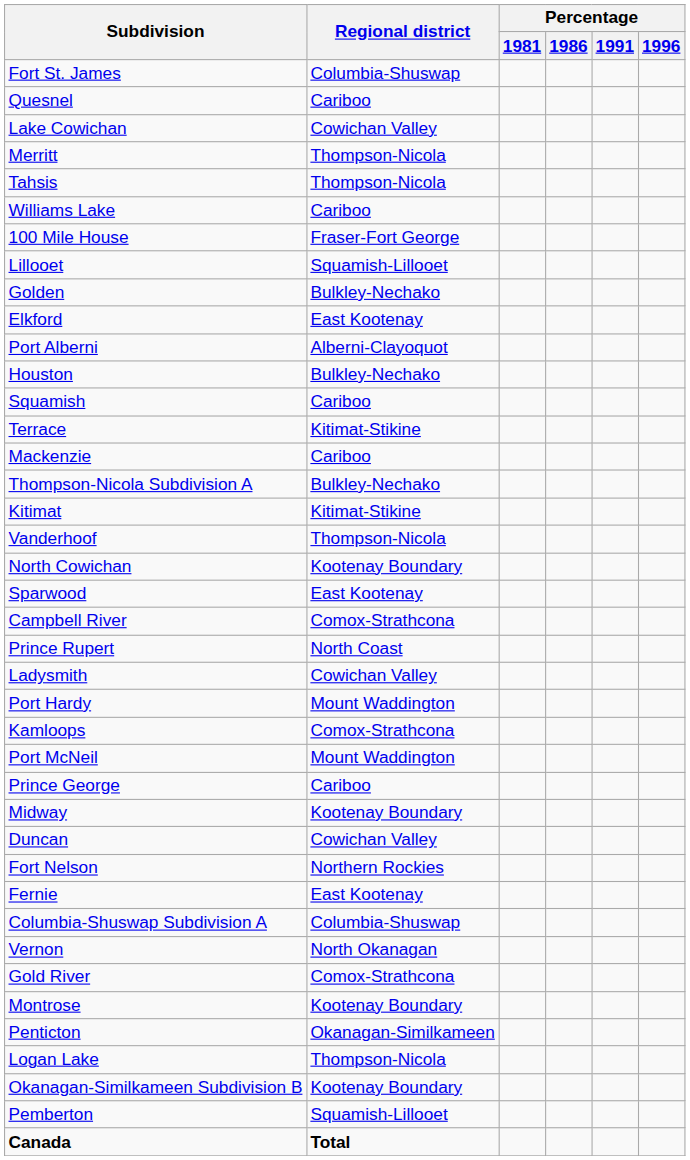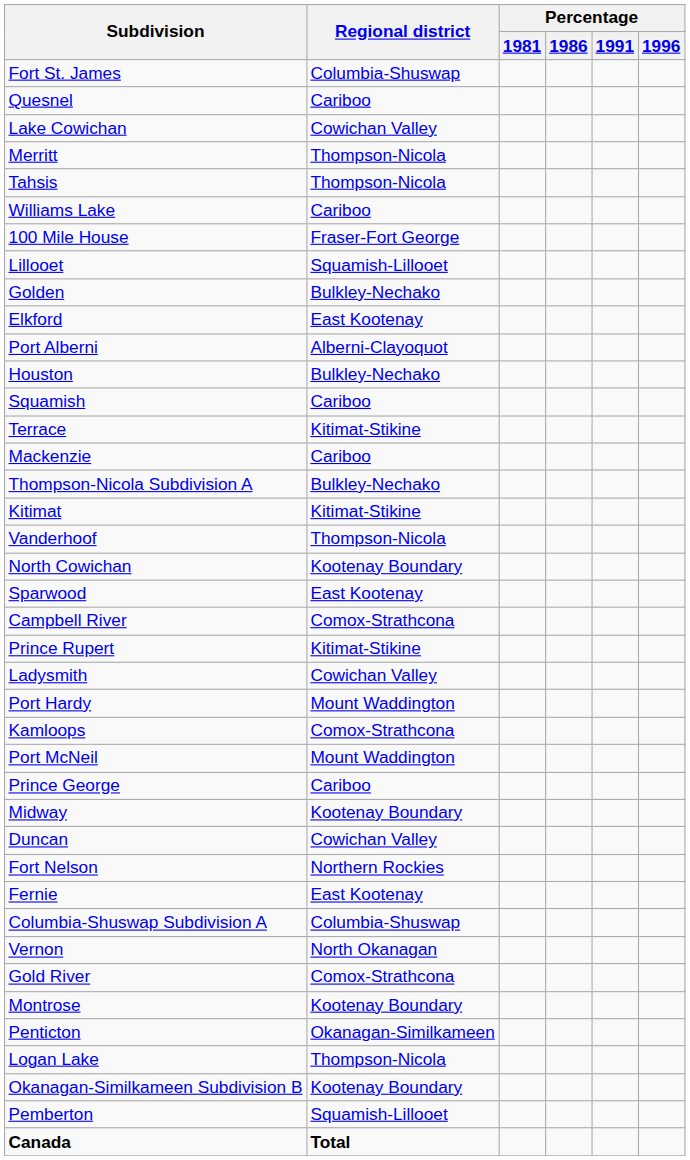(357, 648) North Coast -> (366, 648) Kitimat-Stikine
